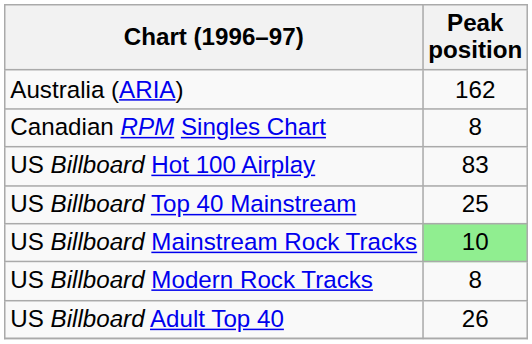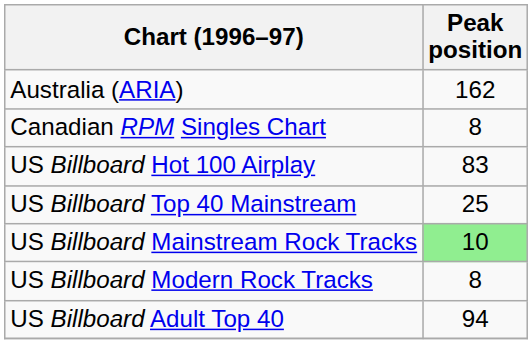(475, 319) 26 -> (475, 319) 94
